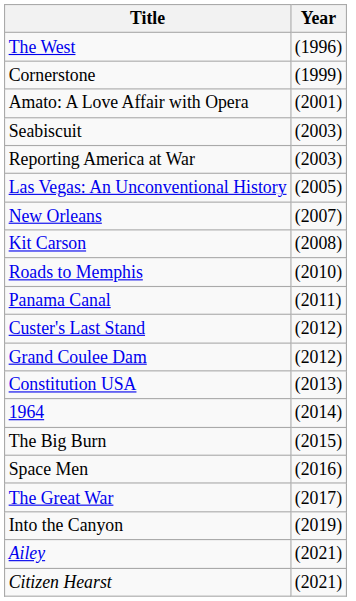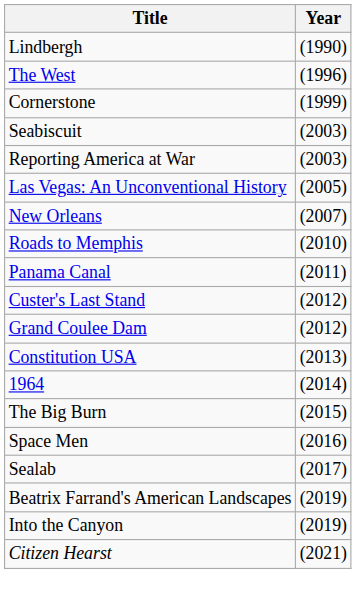+ row: (45, 46)
- row: (129, 103)
- row: (47, 243)
- row: (61, 497)
+ row: (32, 469)
+ row: (150, 497)
- row: (27, 553)
